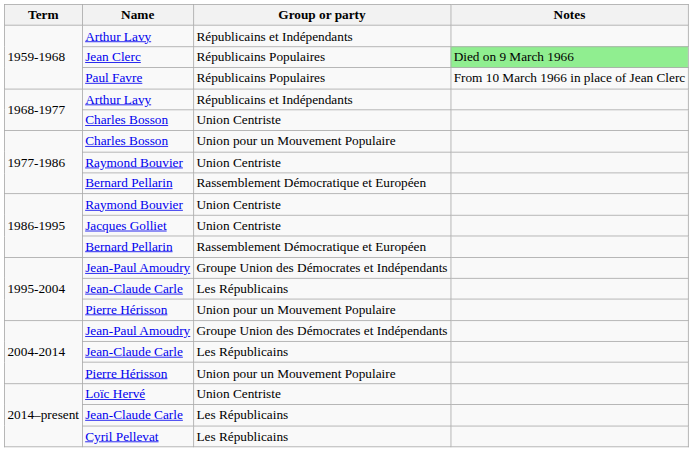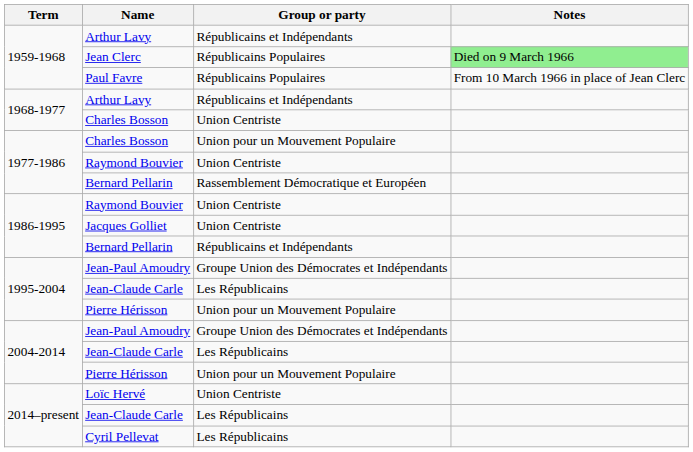(311, 246) Rassemblement Démocratique et Européen -> (275, 246) Républicains et Indépendants
